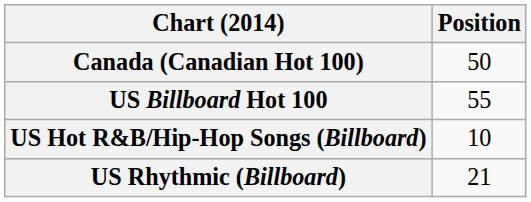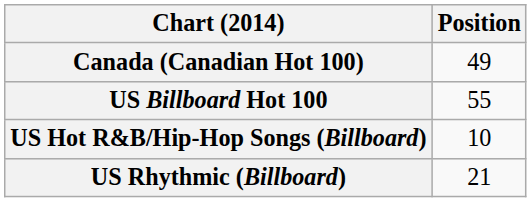(479, 61) 50 -> (479, 61) 49
